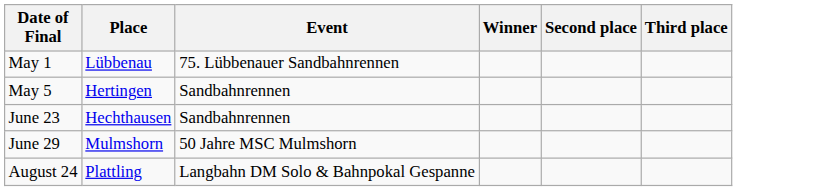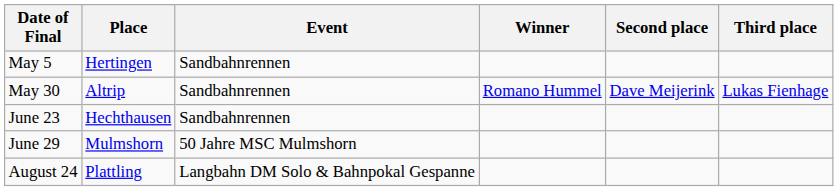- row: (30, 63)
+ row: (34, 90)
